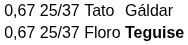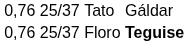(20, 10) 0,67 -> (20, 10) 0,76
(20, 32) 0,67 -> (20, 32) 0,76
